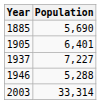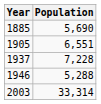(79, 44) 6,401 -> (79, 44) 6,551
(79, 60) 7,227 -> (79, 60) 7,228
